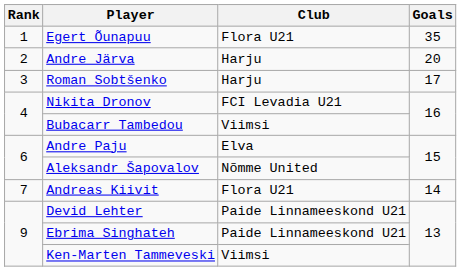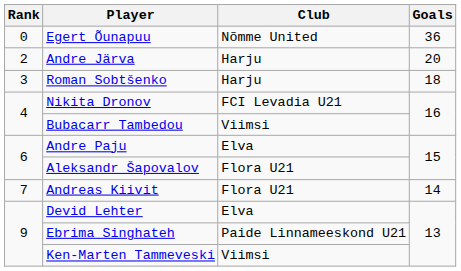(24, 37) 1 -> (24, 37) 0
(258, 37) Flora U21 -> (270, 37) Nõmme United
(433, 37) 35 -> (433, 37) 36
(433, 81) 17 -> (433, 81) 18
(270, 168) Nõmme United -> (258, 168) Flora U21
(314, 212) Paide Linnameeskond U21 -> (237, 212) Elva
